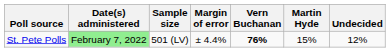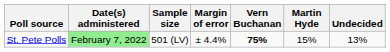(257, 39) 76% -> (257, 39) 75%
(357, 39) 12% -> (357, 39) 13%
